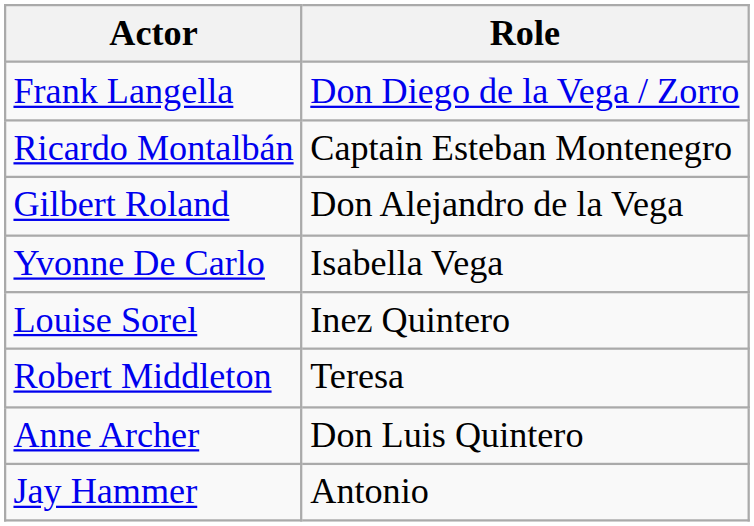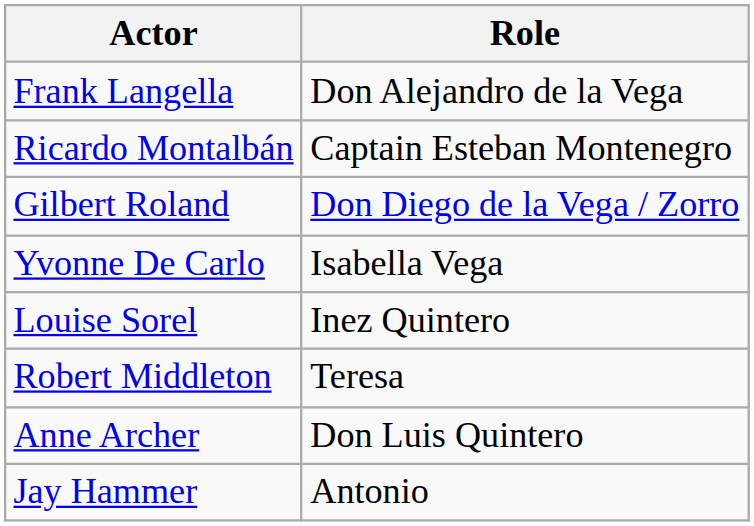(525, 90) Don Diego de la Vega / Zorro -> (497, 90) Don Alejandro de la Vega
(497, 205) Don Alejandro de la Vega -> (525, 205) Don Diego de la Vega / Zorro
